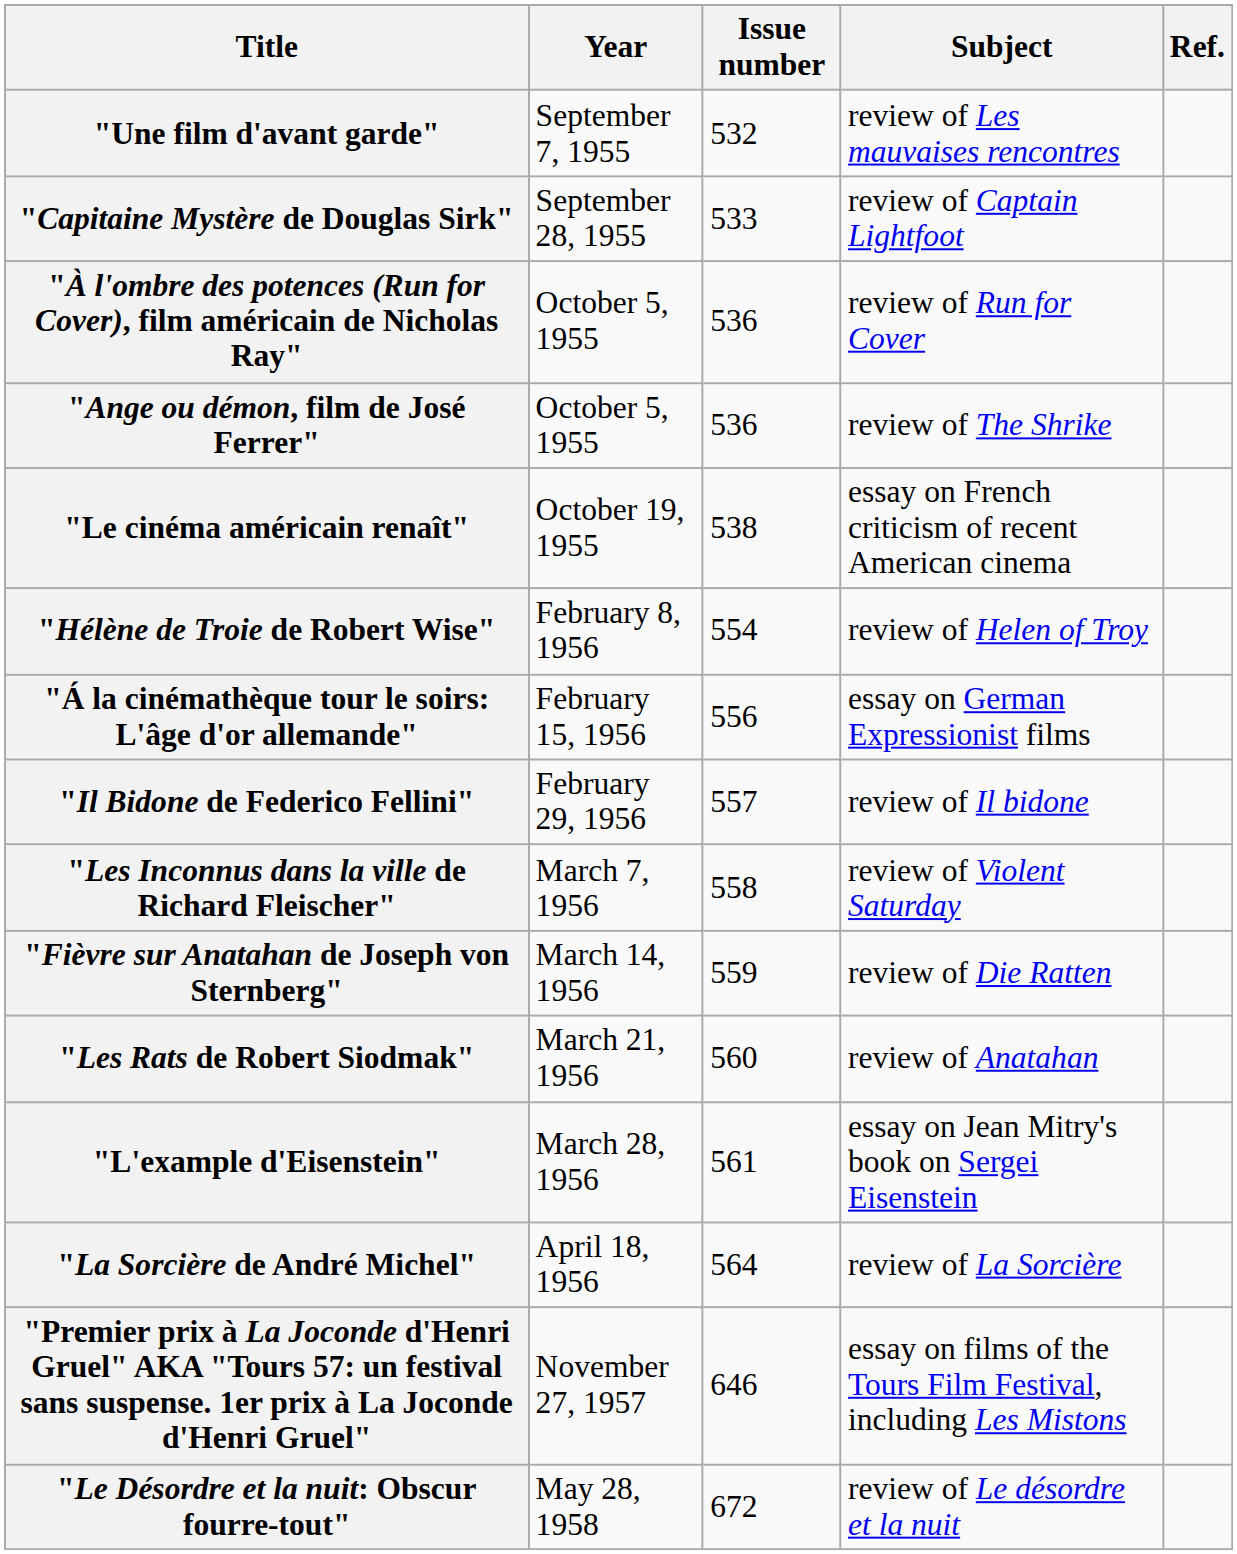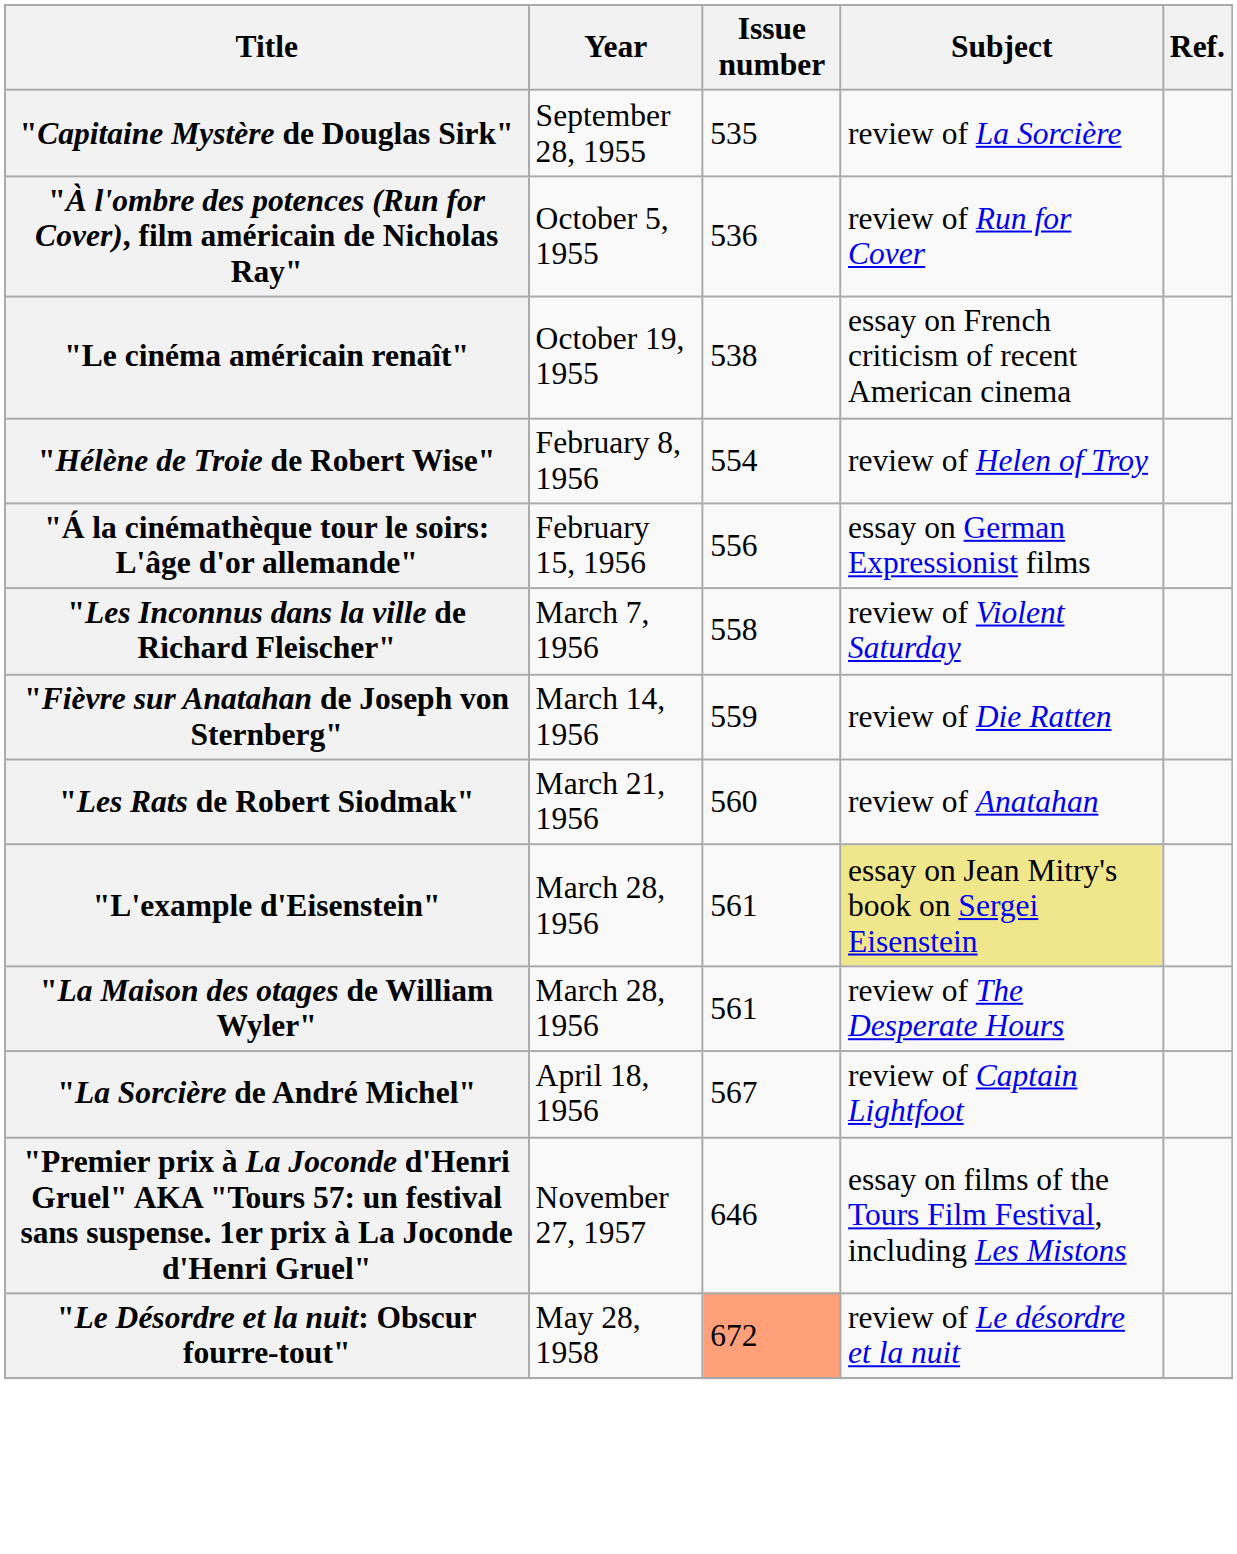- row: (267, 132)
(734, 218) 533 -> (734, 132) 535
(963, 218) review of Captain Lightfoot -> (985, 132) review of La Sorcière
- row: (267, 424)
- row: (267, 801)
(983, 1161) no background -> (983, 904) khaki background
+ row: (267, 1008)
(734, 1264) 564 -> (734, 1093) 567
(985, 1264) review of La Sorcière -> (963, 1093) review of Captain Lightfoot
(734, 1506) no background -> (734, 1335) lightsalmon background
